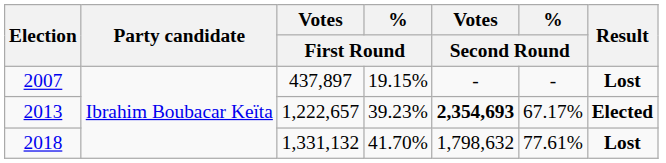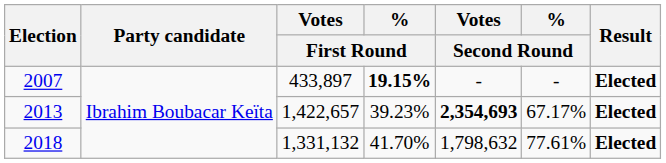(320, 81) 437,897 -> (320, 81) 433,897
(398, 81) normal -> (400, 81) bold
(622, 81) Lost -> (626, 81) Elected
(320, 111) 1,222,657 -> (320, 111) 1,422,657
(622, 142) Lost -> (626, 142) Elected
